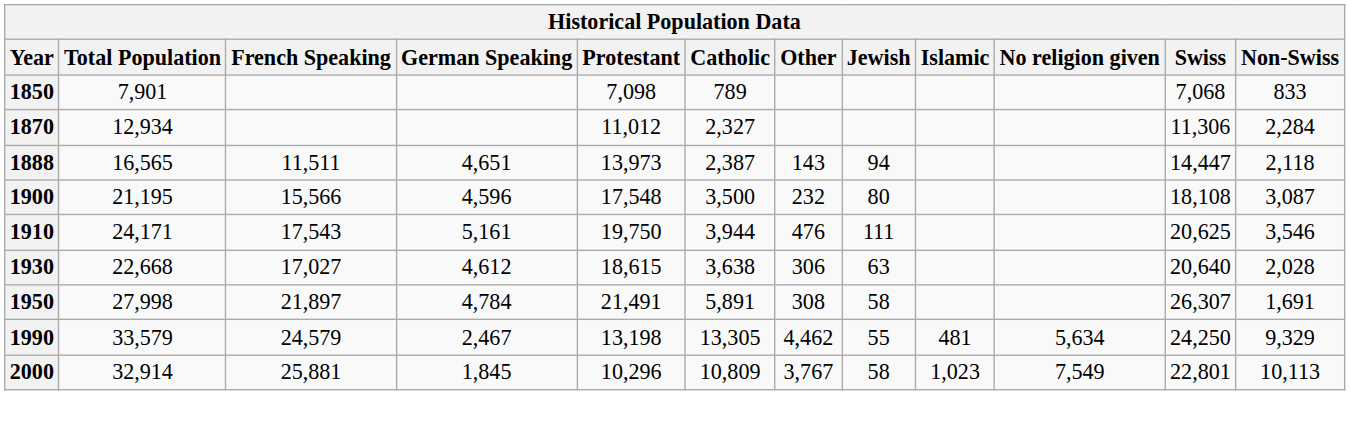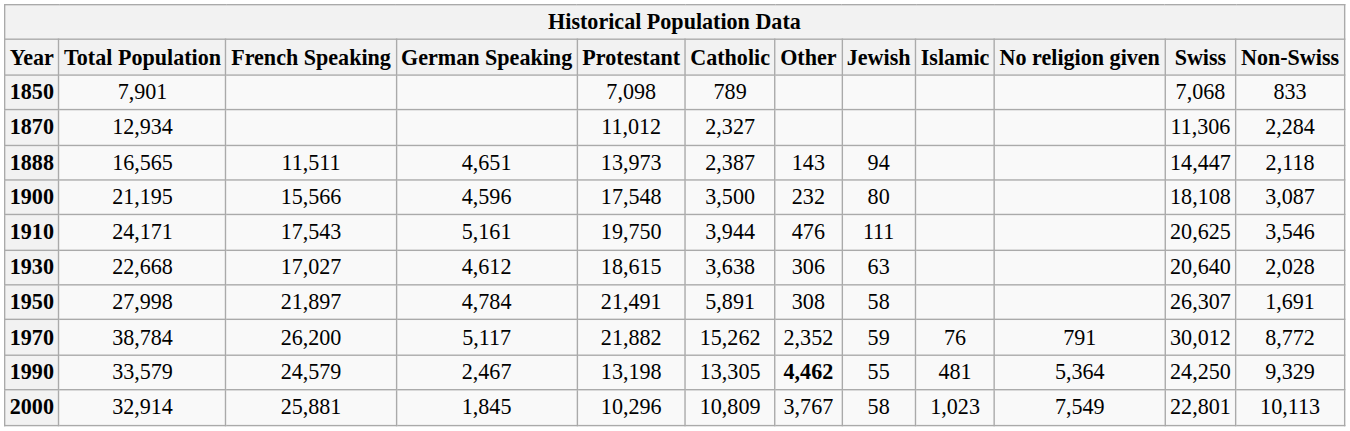+ row: (32, 337)
(808, 337) normal -> (808, 372) bold
(1080, 337) 5,634 -> (1080, 372) 5,364
